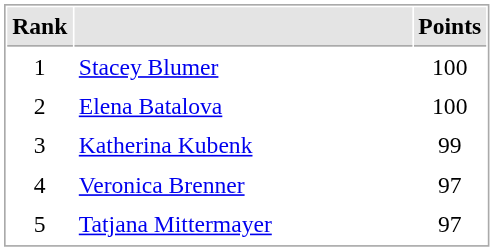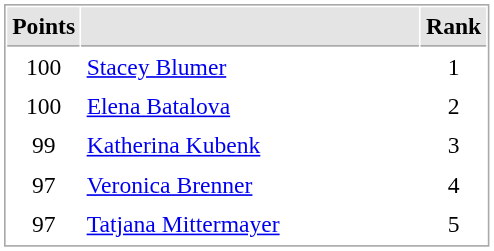columns swapped: (40, 25) <-> (450, 25)
